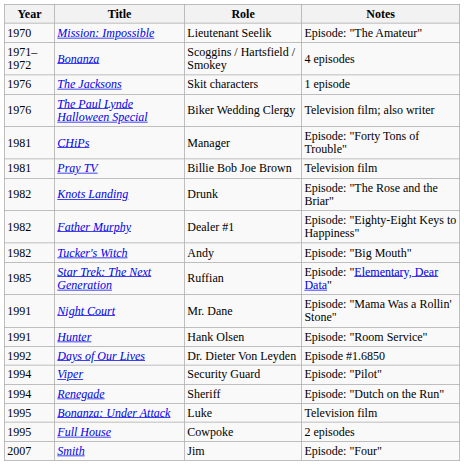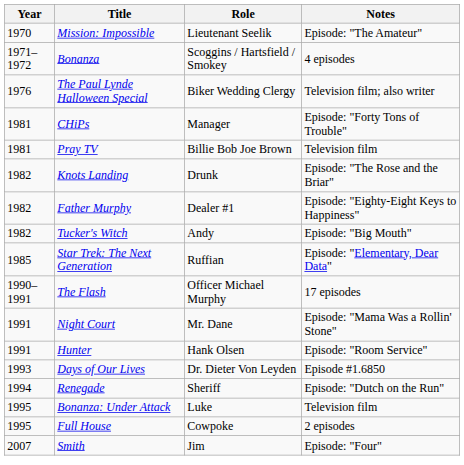- row: (89, 84)
+ row: (81, 292)
(19, 355) 1992 -> (19, 369) 1993
- row: (70, 374)
